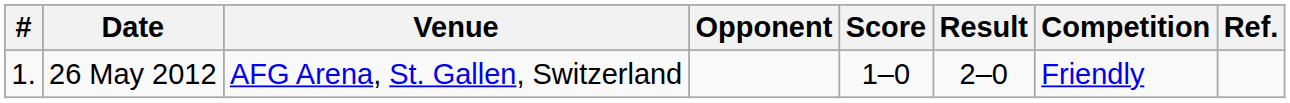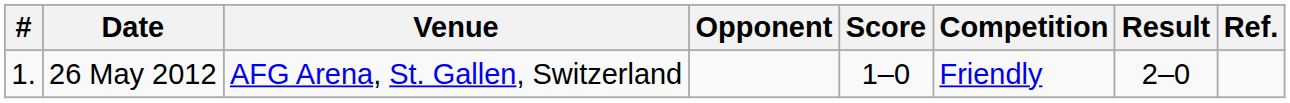columns swapped: (984, 27) <-> (1126, 27)
